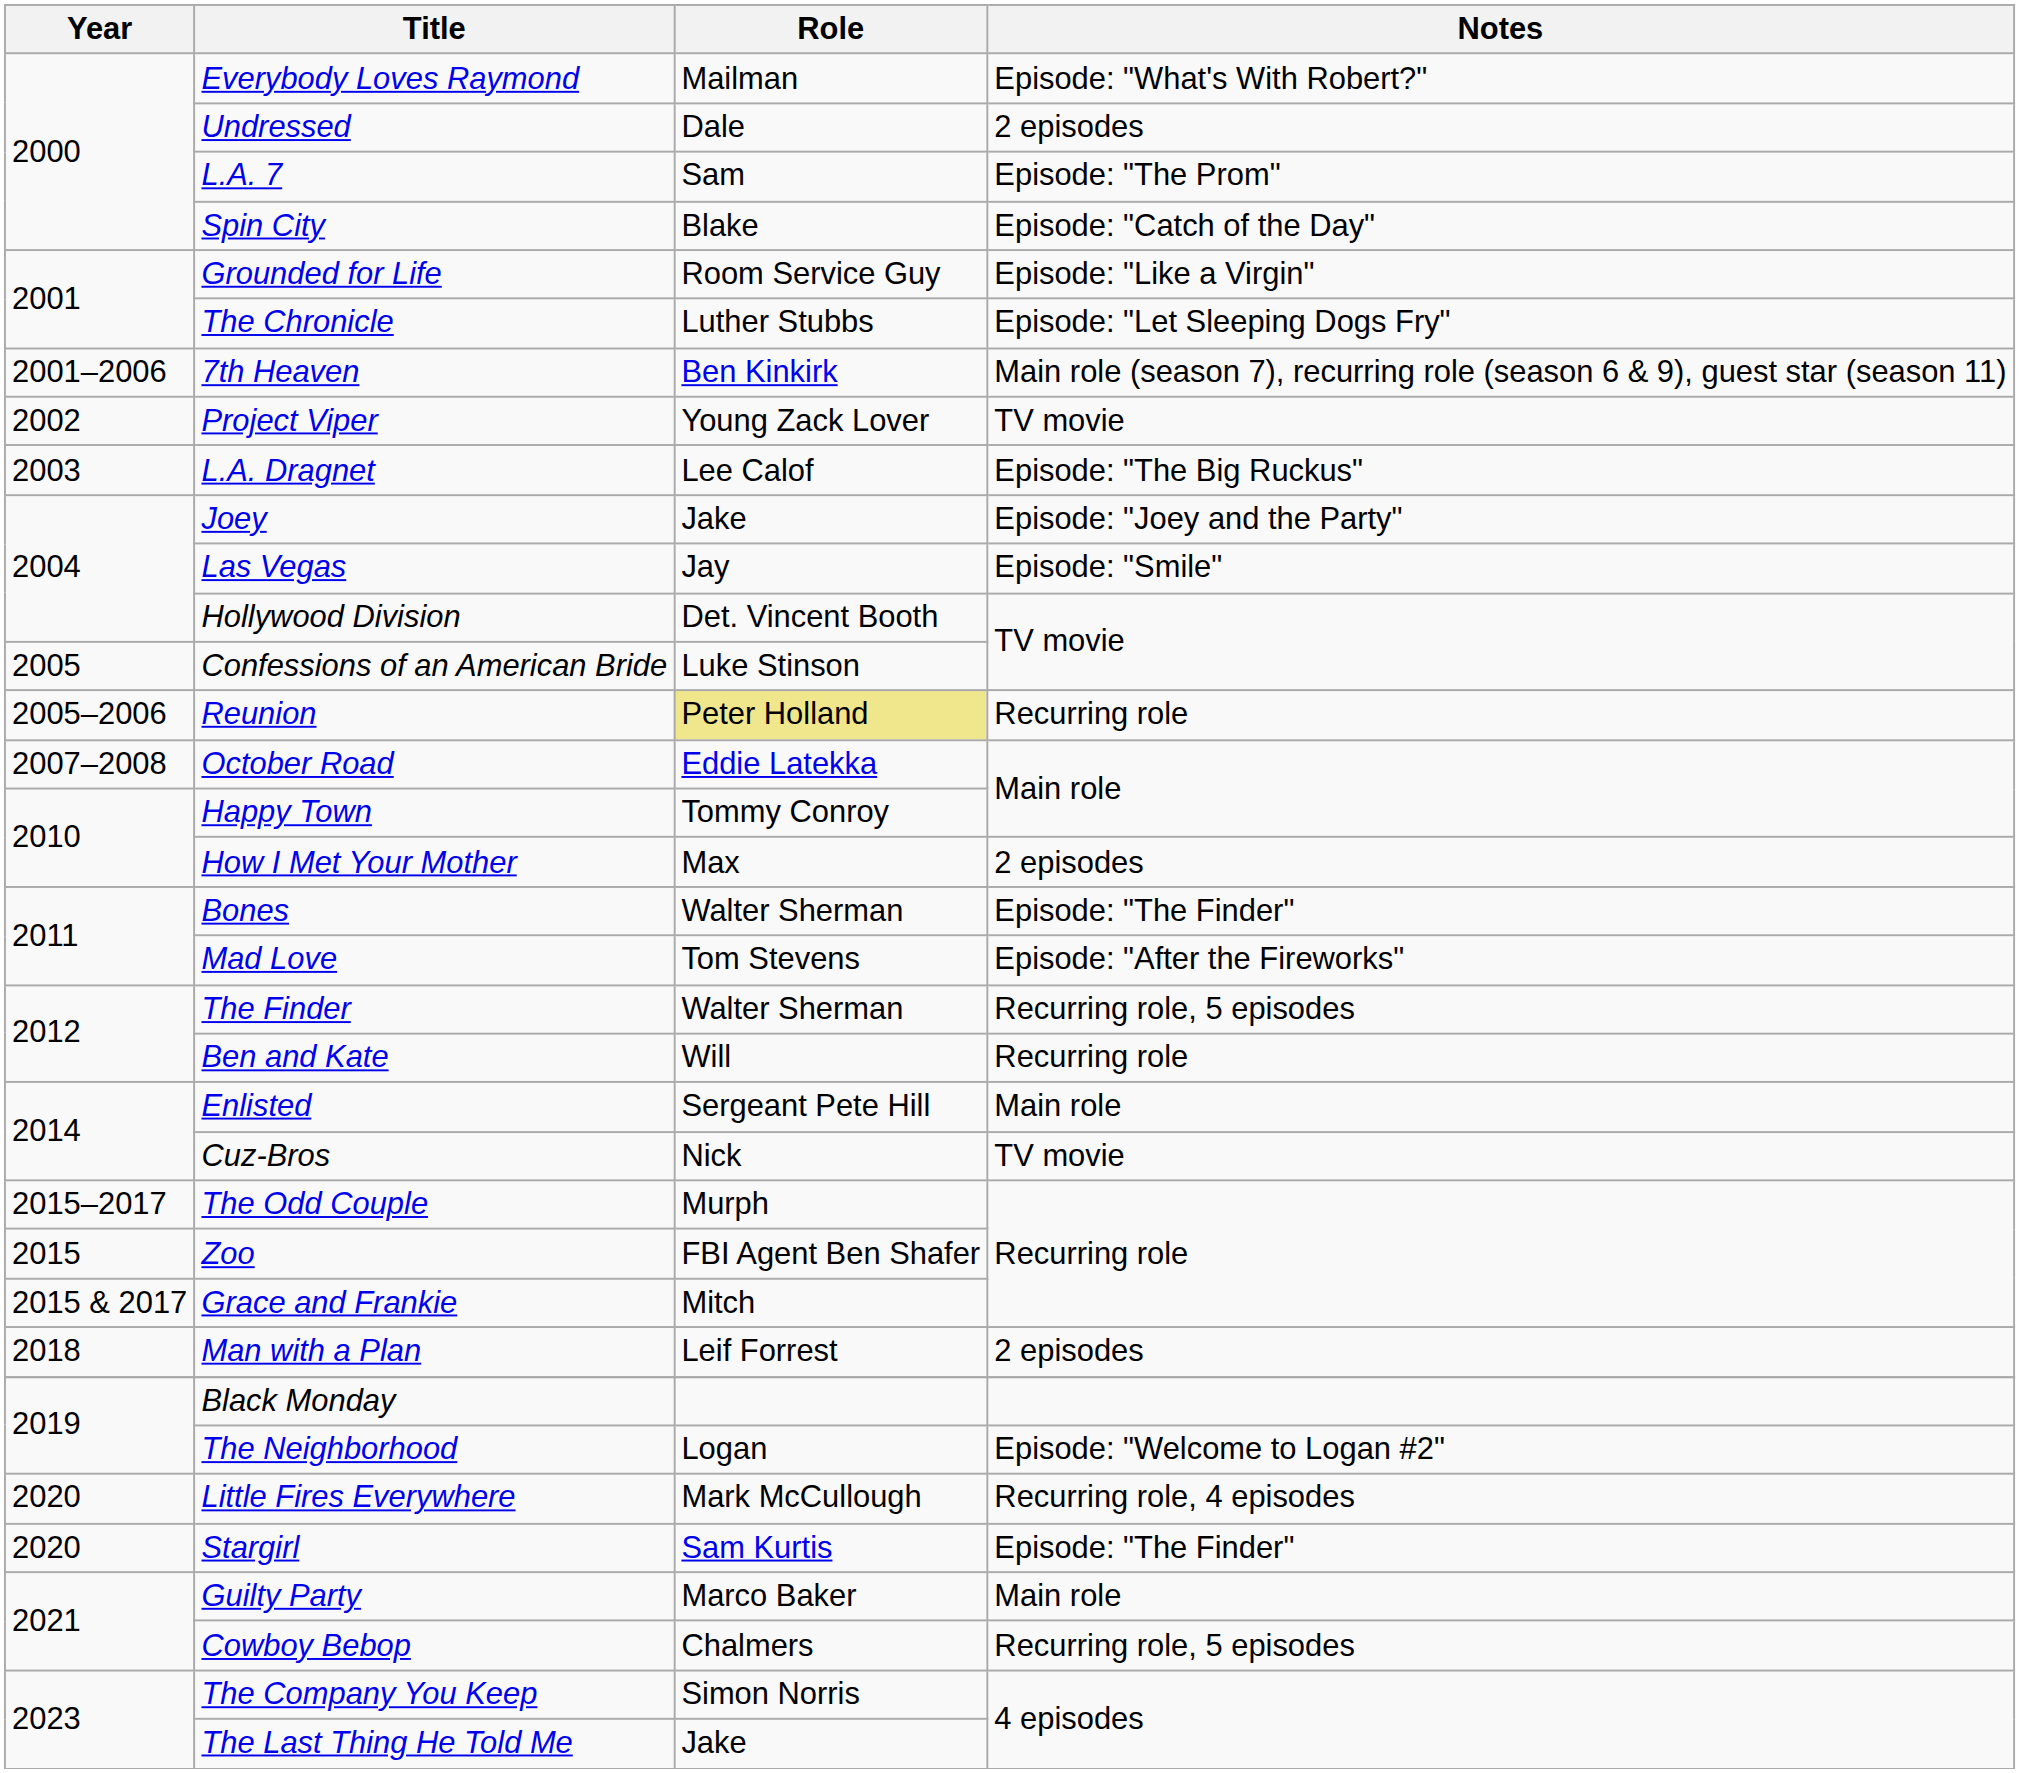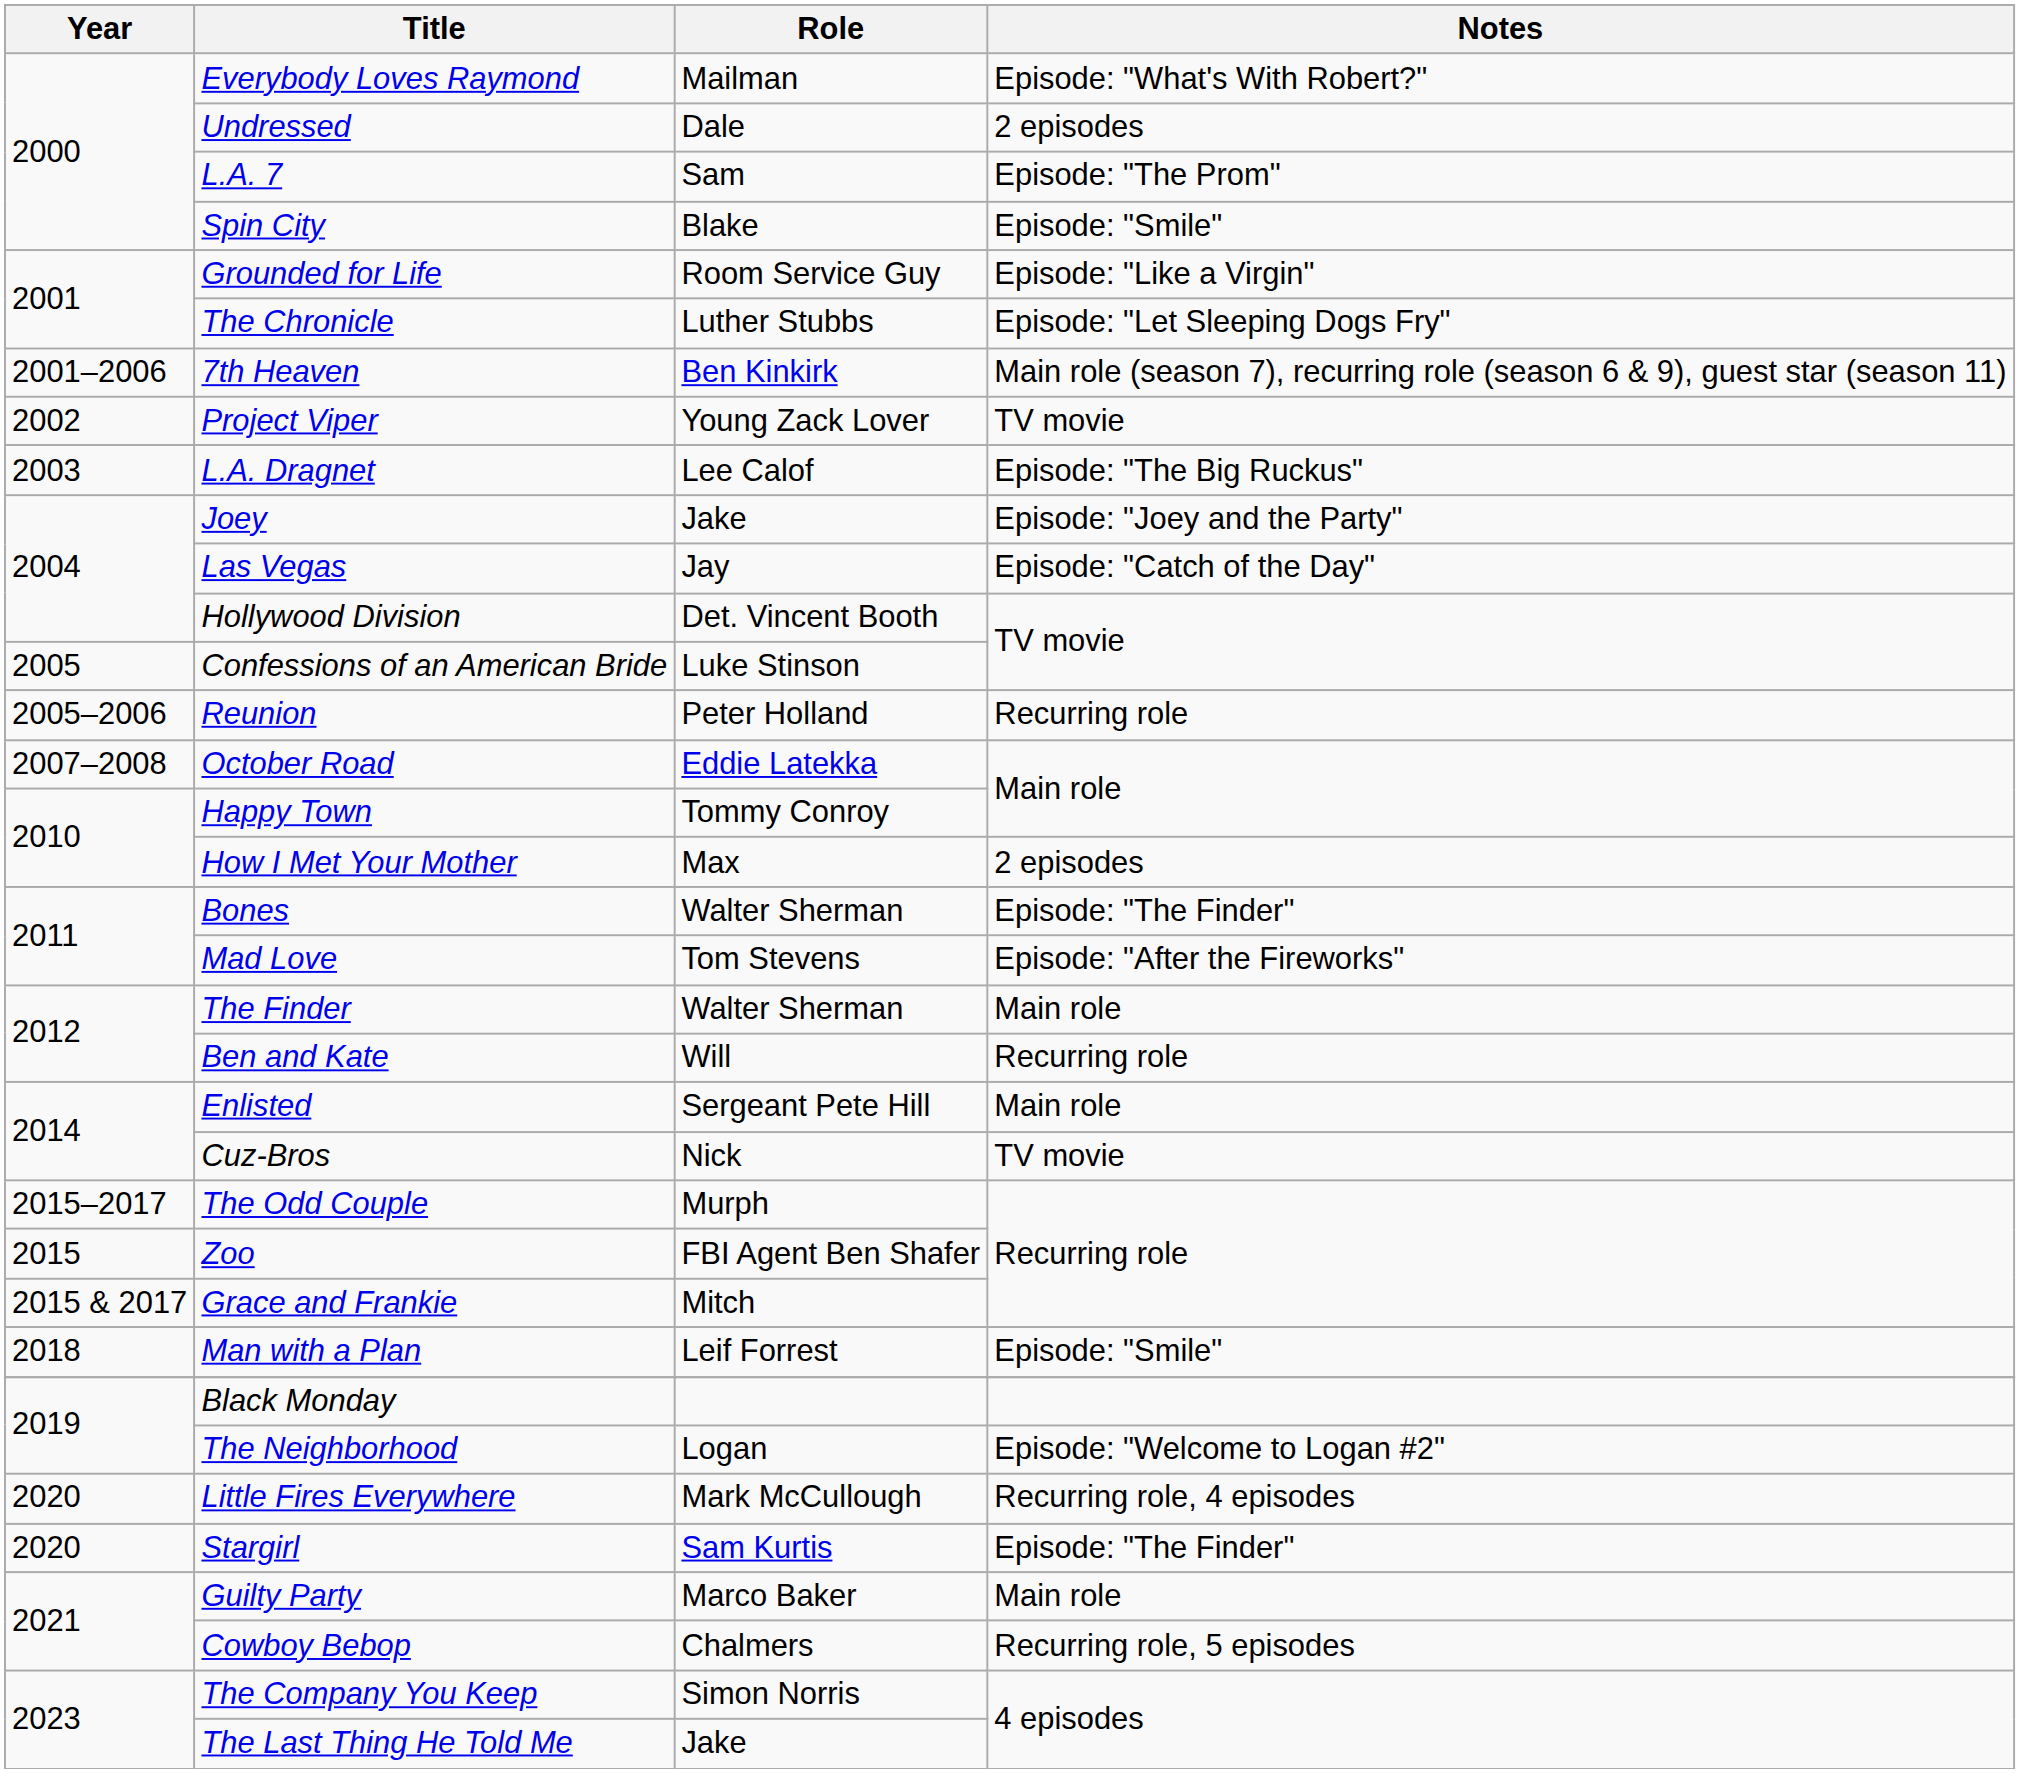(1185, 224) Episode: "Catch of the Day" -> (1108, 224) Episode: "Smile"
(1108, 567) Episode: "Smile" -> (1185, 567) Episode: "Catch of the Day"
(775, 714) khaki background -> (775, 714) no background
(1175, 1008) Recurring role, 5 episodes -> (1058, 1008) Main role
(1069, 1351) 2 episodes -> (1108, 1351) Episode: "Smile"
